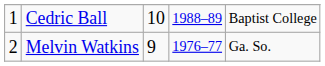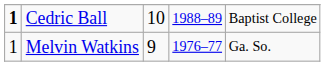(13, 18) normal -> (13, 18) bold
(13, 46) 2 -> (13, 46) 1
